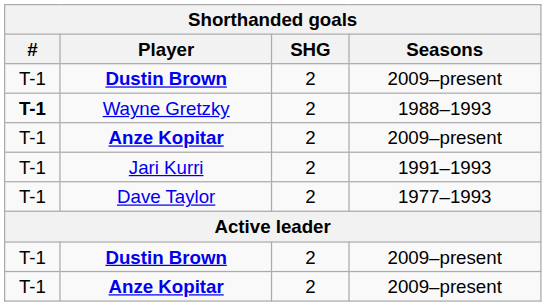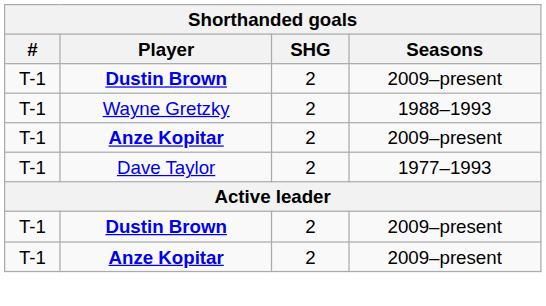(32, 108) bold -> (32, 108) normal
- row: (166, 168)
